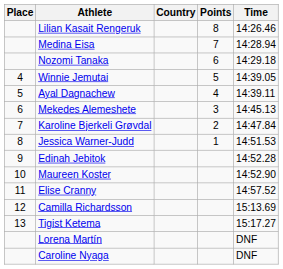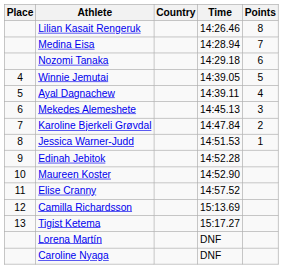columns swapped: (256, 12) <-> (216, 12)
